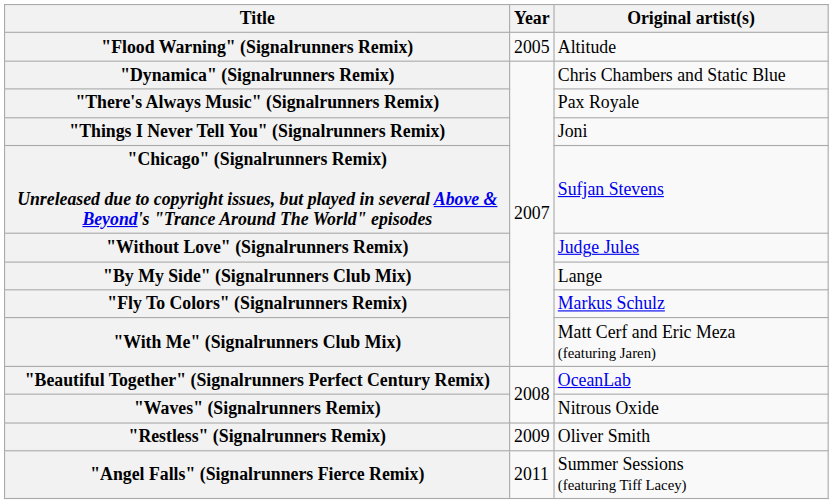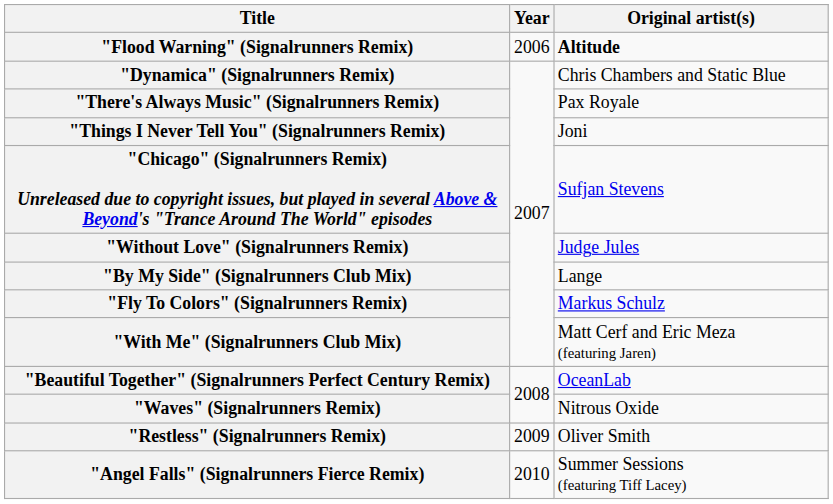(532, 46) 2005 -> (532, 46) 2006
(587, 46) normal -> (589, 46) bold
(532, 474) 2011 -> (532, 474) 2010
